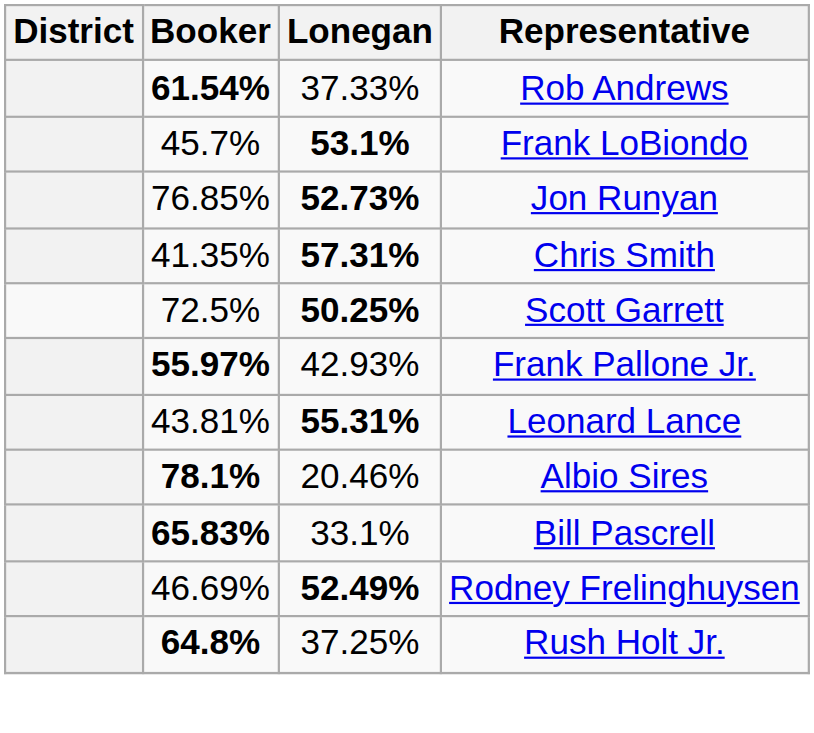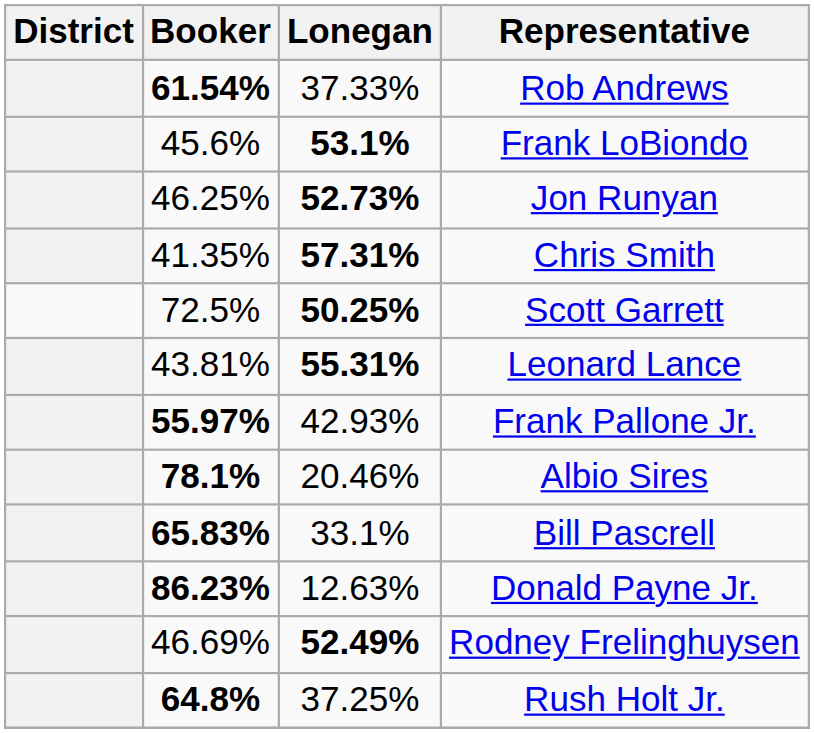(210, 143) 45.7% -> (210, 143) 45.6%
(210, 198) 76.85% -> (210, 198) 46.25%
rows swapped: (624, 365) <-> (624, 421)
+ row: (624, 587)
